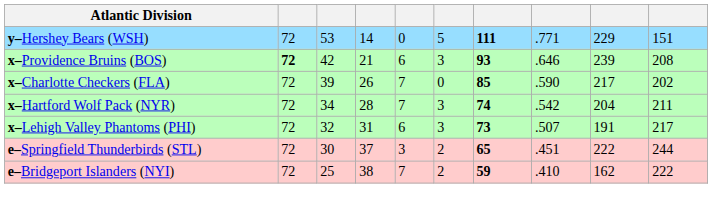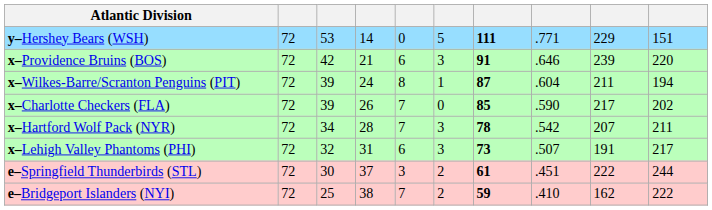(288, 60) bold -> (288, 60) normal
(483, 60) 93 -> (483, 60) 91
(663, 60) 208 -> (663, 60) 220
+ row: (124, 82)
(483, 104) 74 -> (483, 127) 78
(604, 104) 204 -> (604, 127) 207
(483, 149) 65 -> (483, 171) 61
